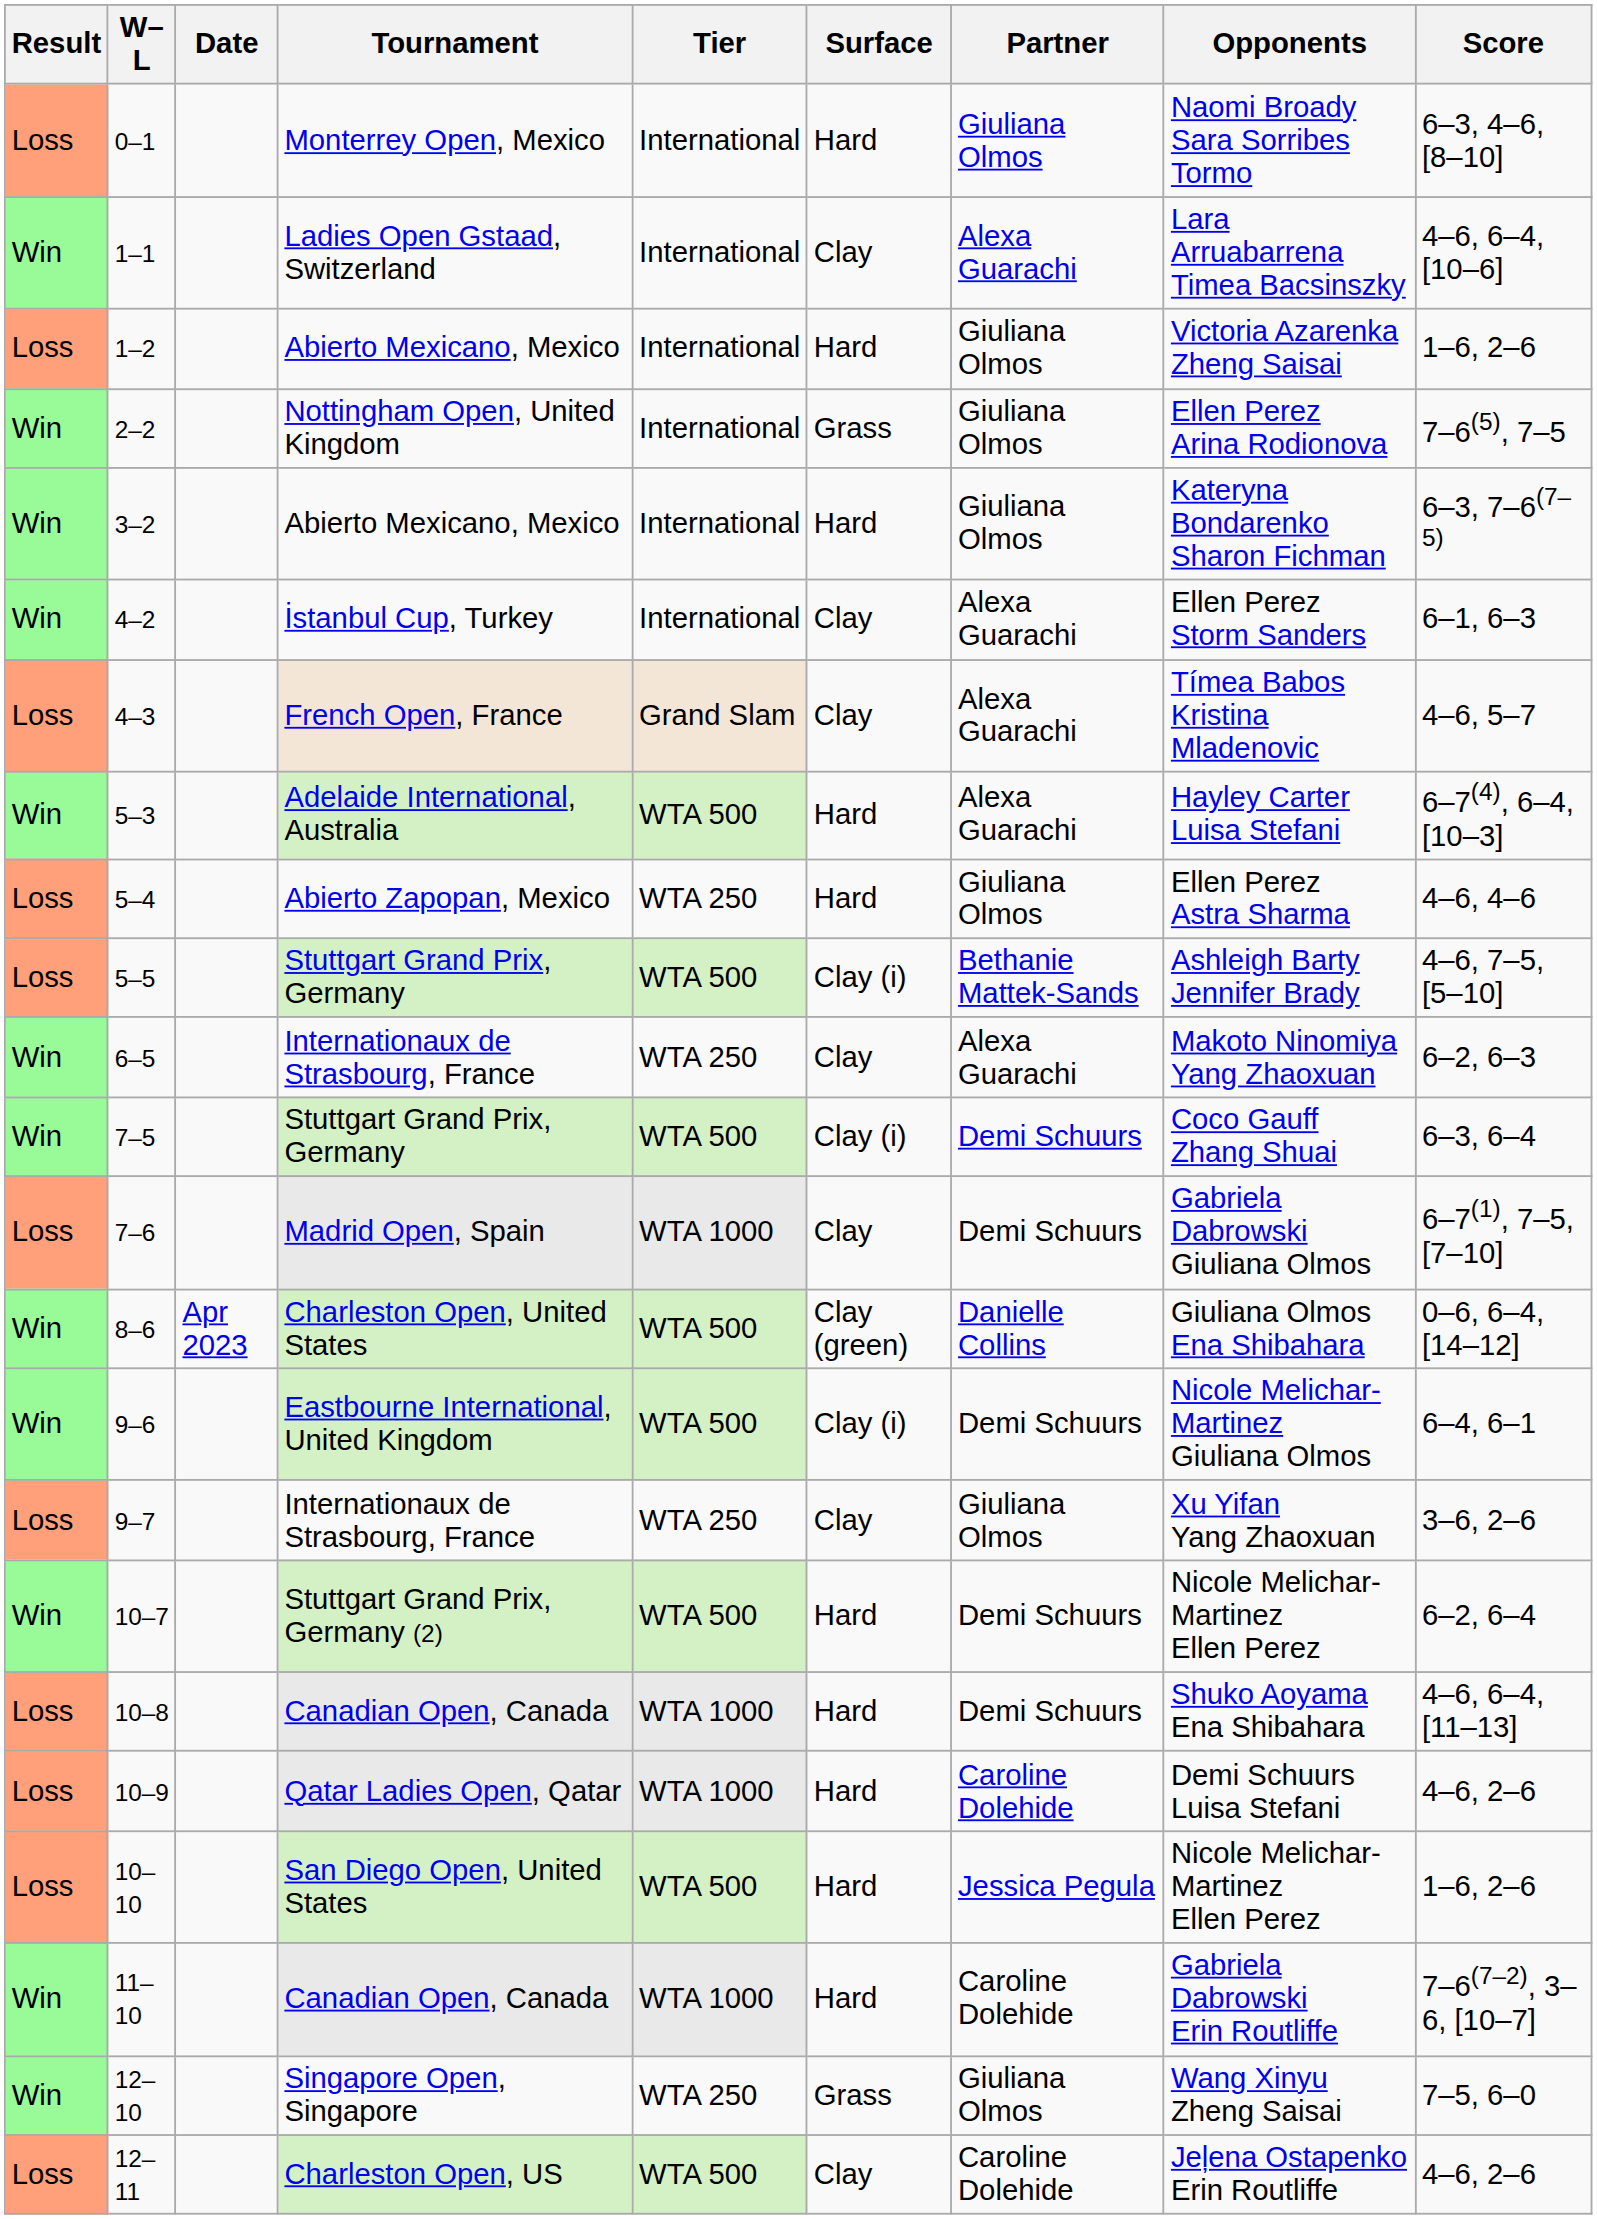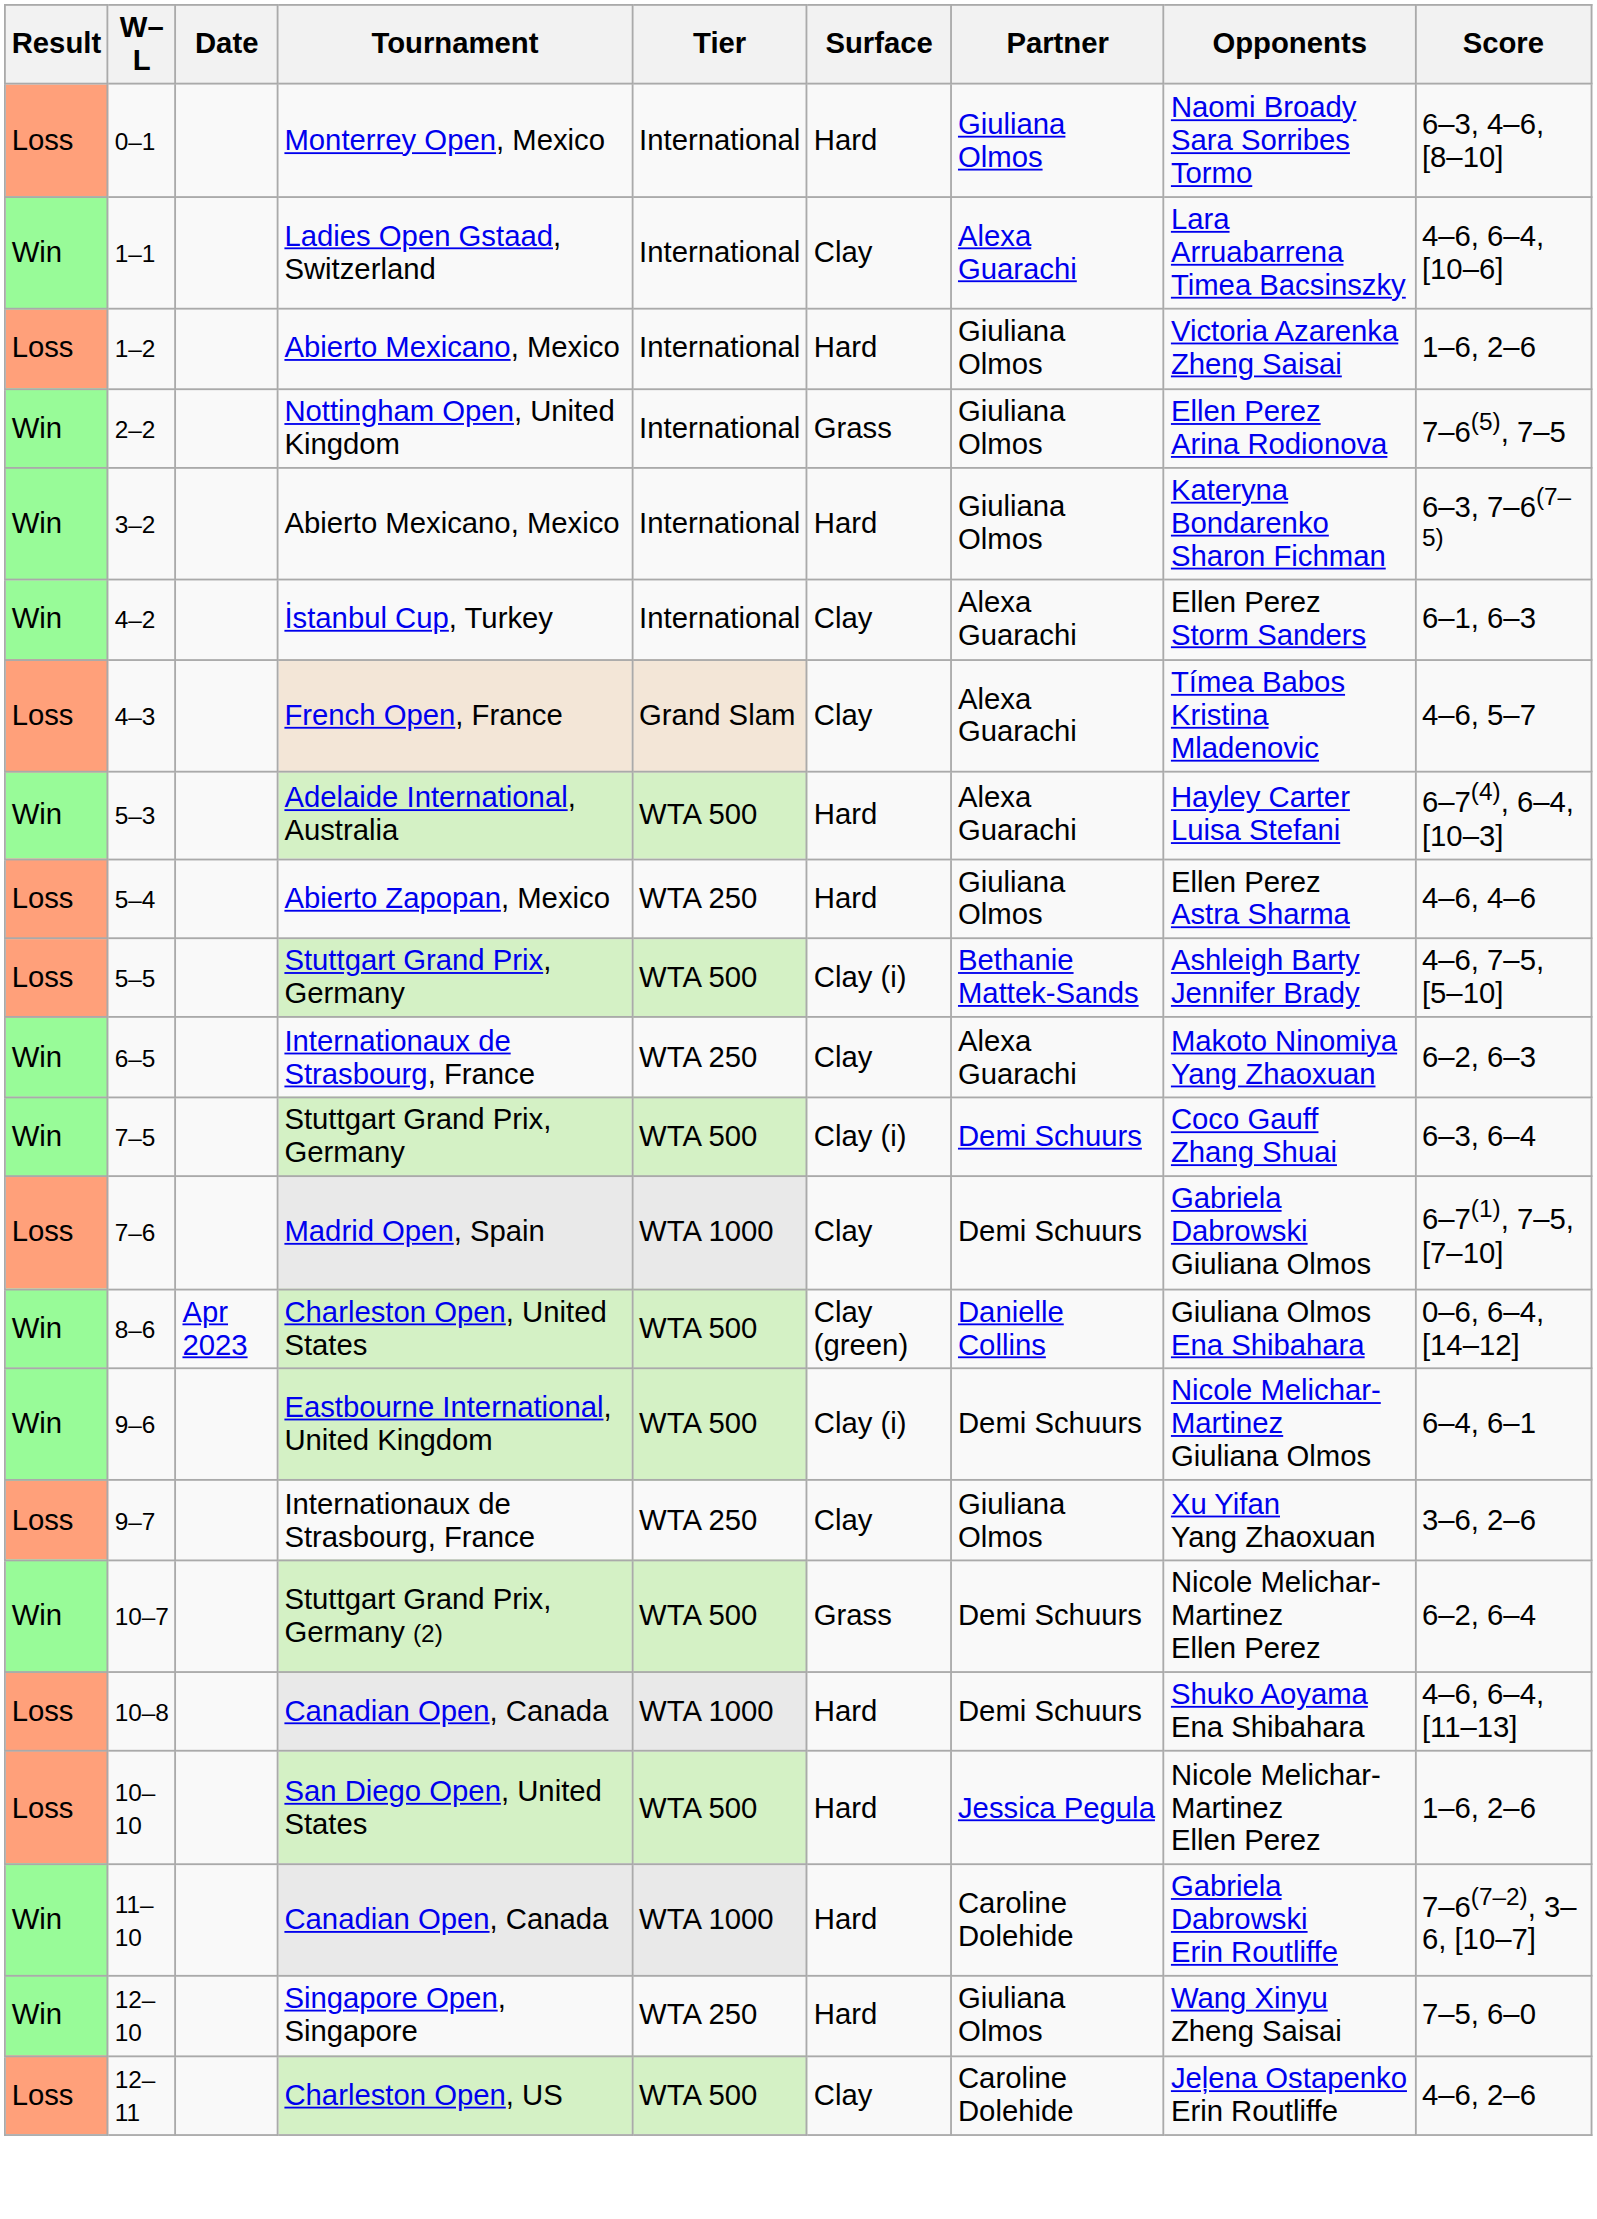(845, 1615) Hard -> (853, 1615) Grass
- row: (142, 1792)
(853, 2094) Grass -> (845, 2015) Hard
